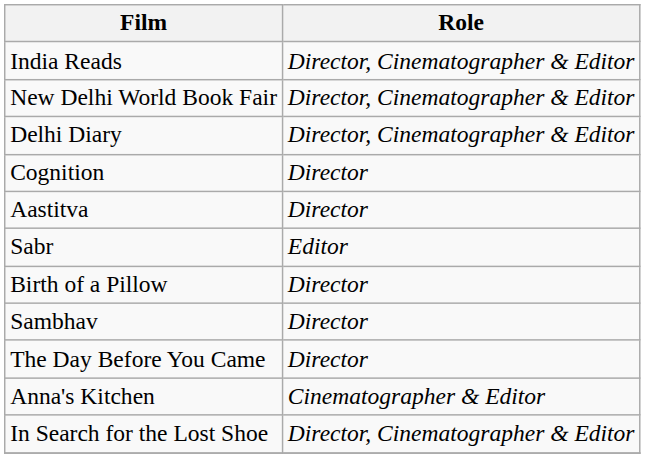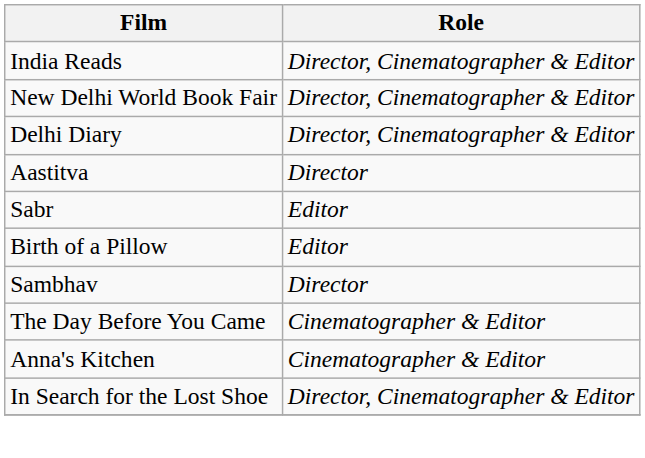- row: (57, 172)
(328, 284) Director -> (318, 246) Editor
(328, 358) Director -> (417, 321) Cinematographer & Editor
